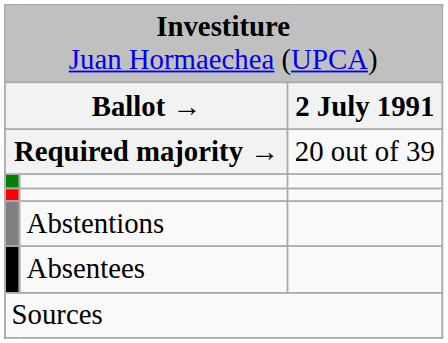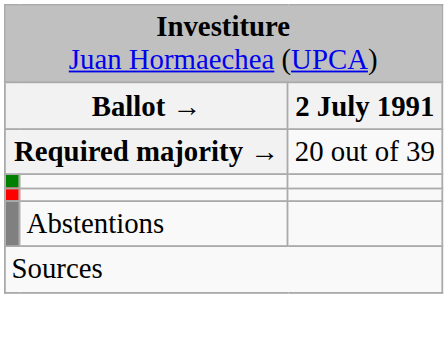- row: (12, 269)
